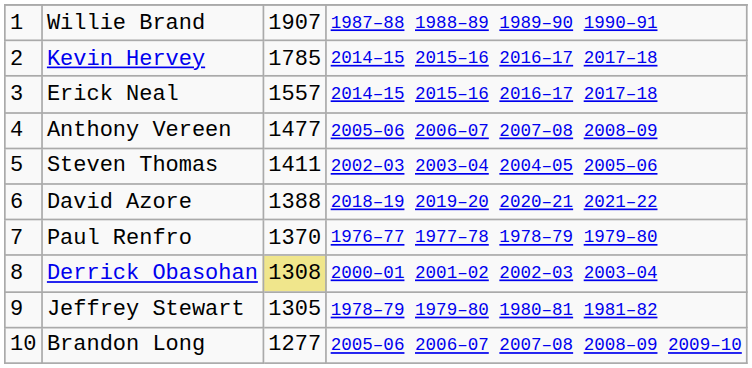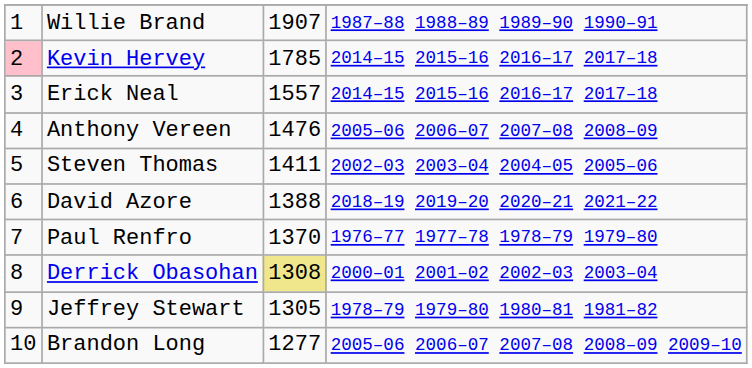(17, 59) no background -> (17, 59) pink background
(295, 130) 1477 -> (295, 130) 1476
